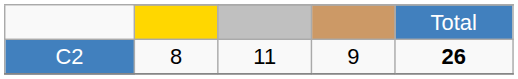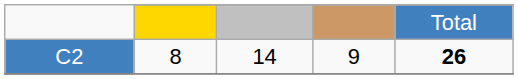(265, 57) 11 -> (265, 57) 14
